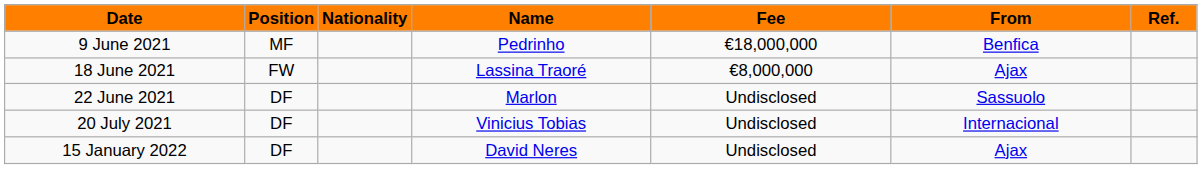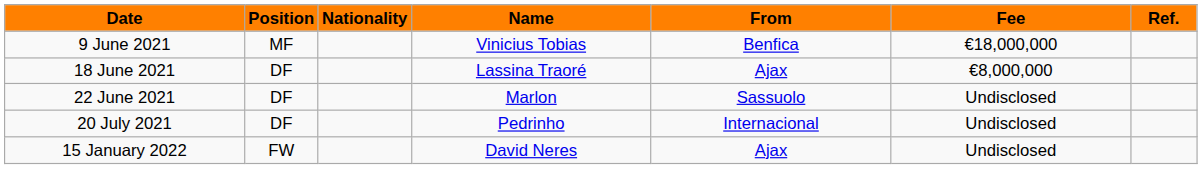columns swapped: (1011, 18) <-> (771, 18)
(531, 45) Pedrinho -> (531, 45) Vinicius Tobias
(281, 71) FW -> (281, 71) DF
(531, 124) Vinicius Tobias -> (531, 124) Pedrinho
(281, 150) DF -> (281, 150) FW
